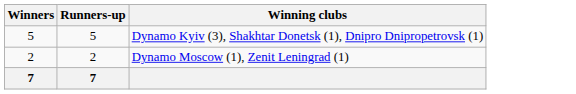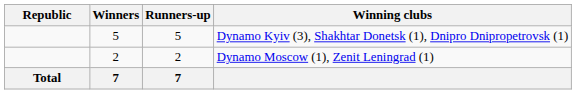+ column: (47, 15)
